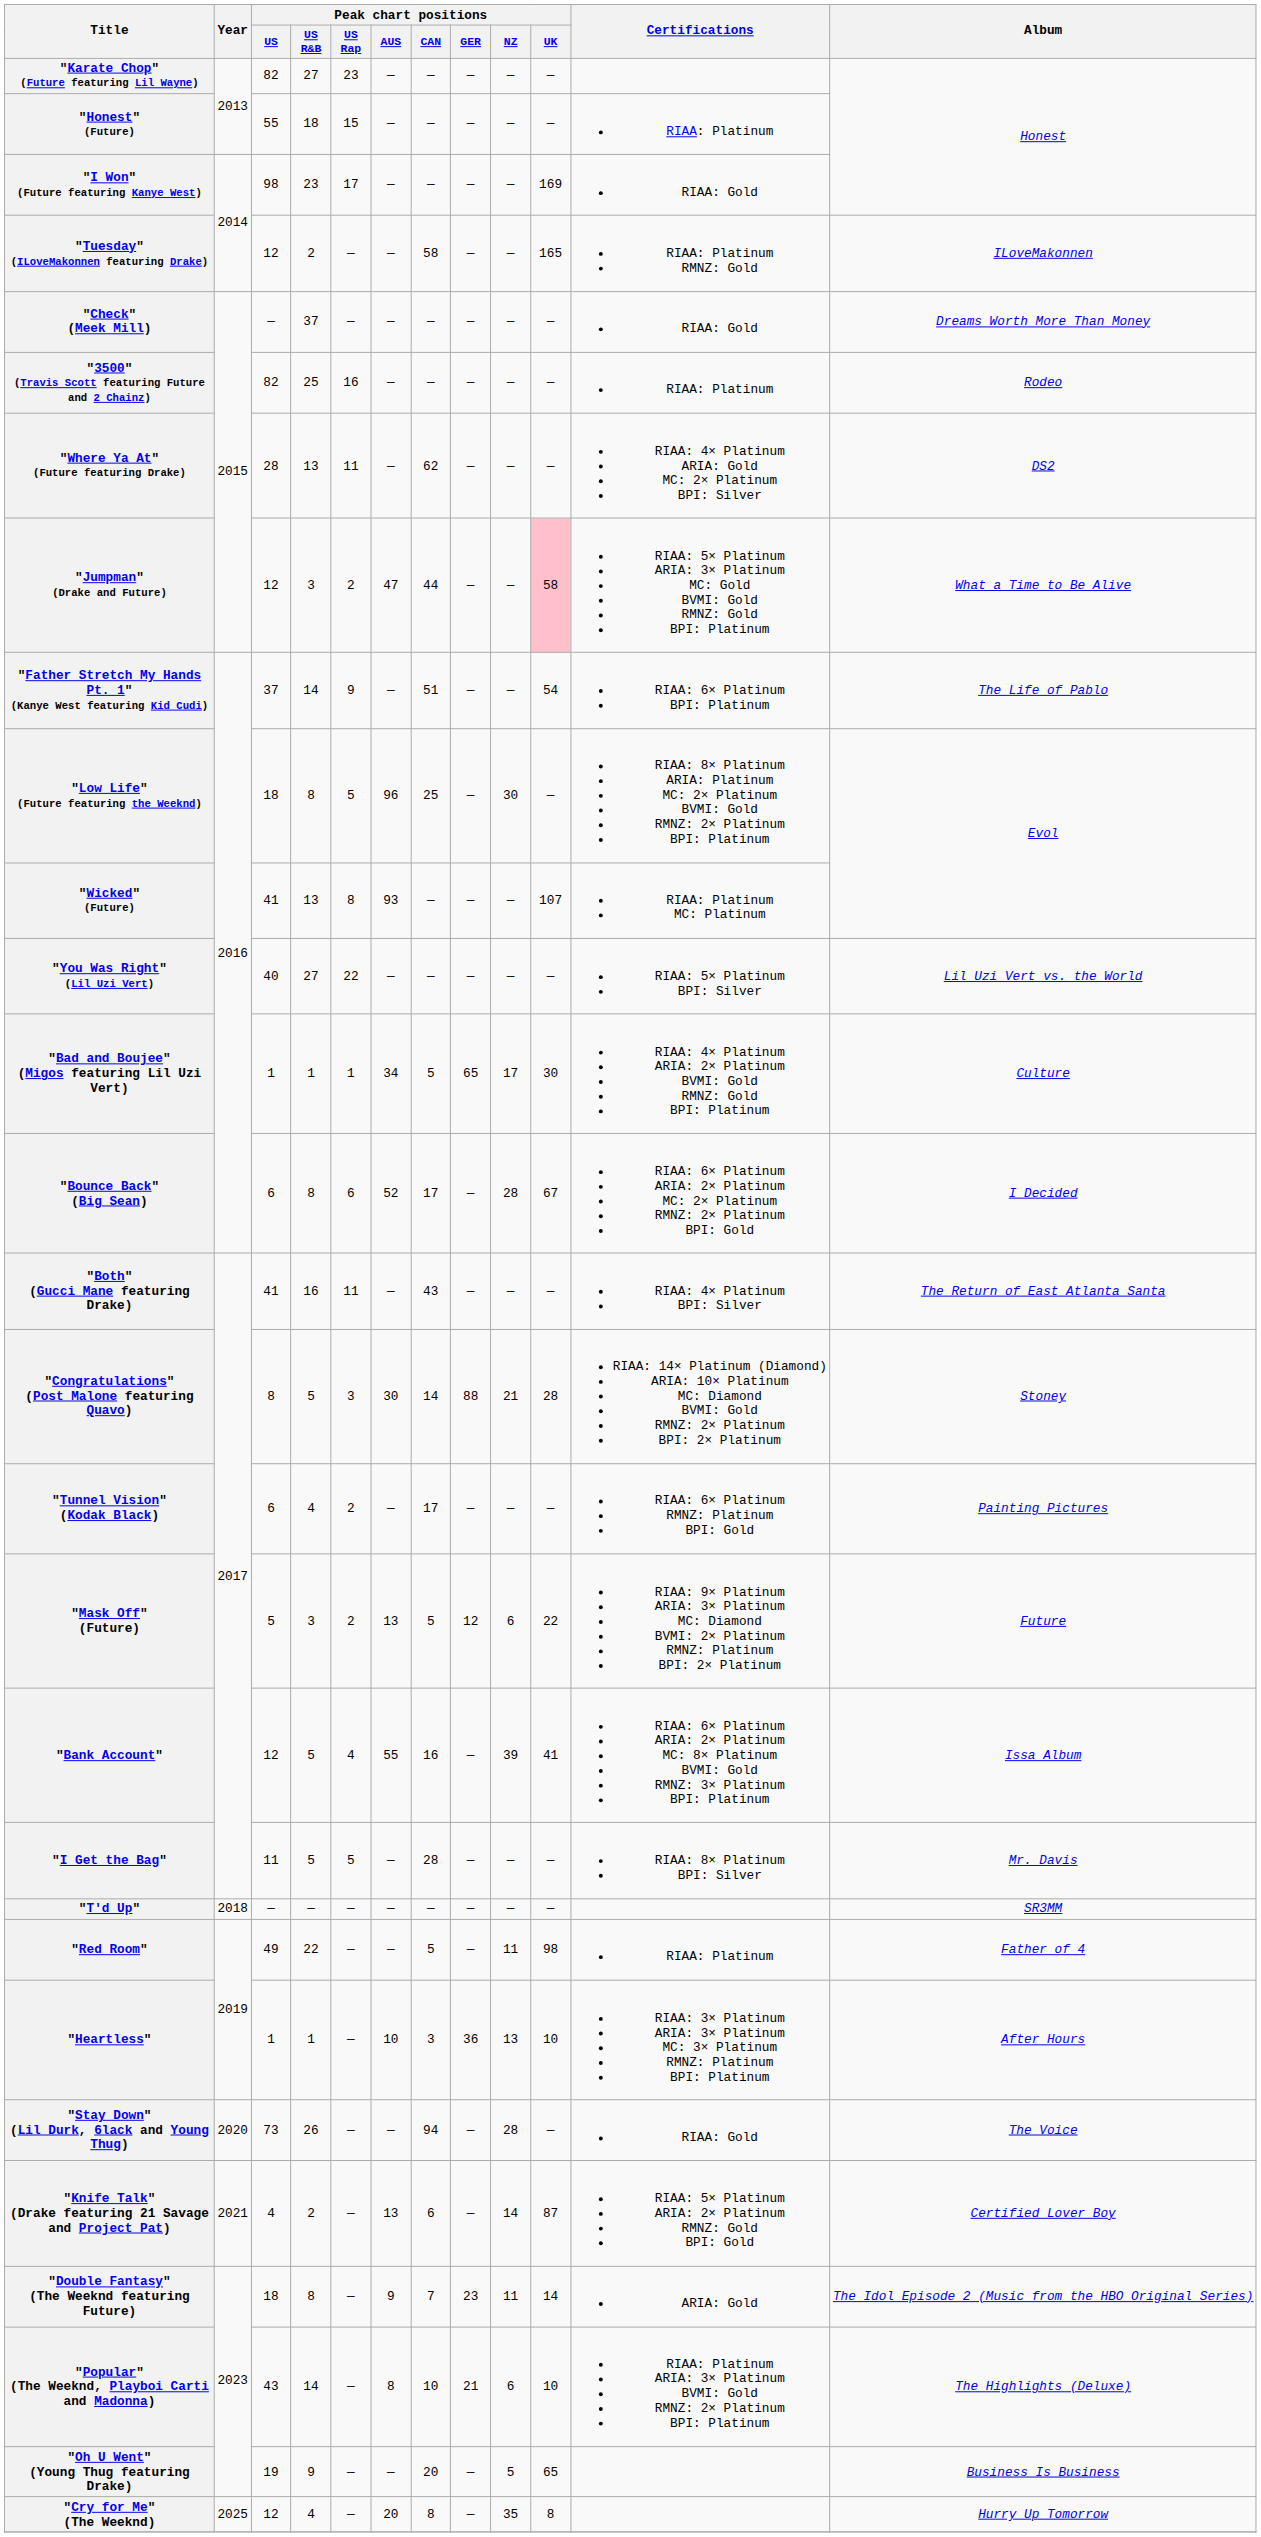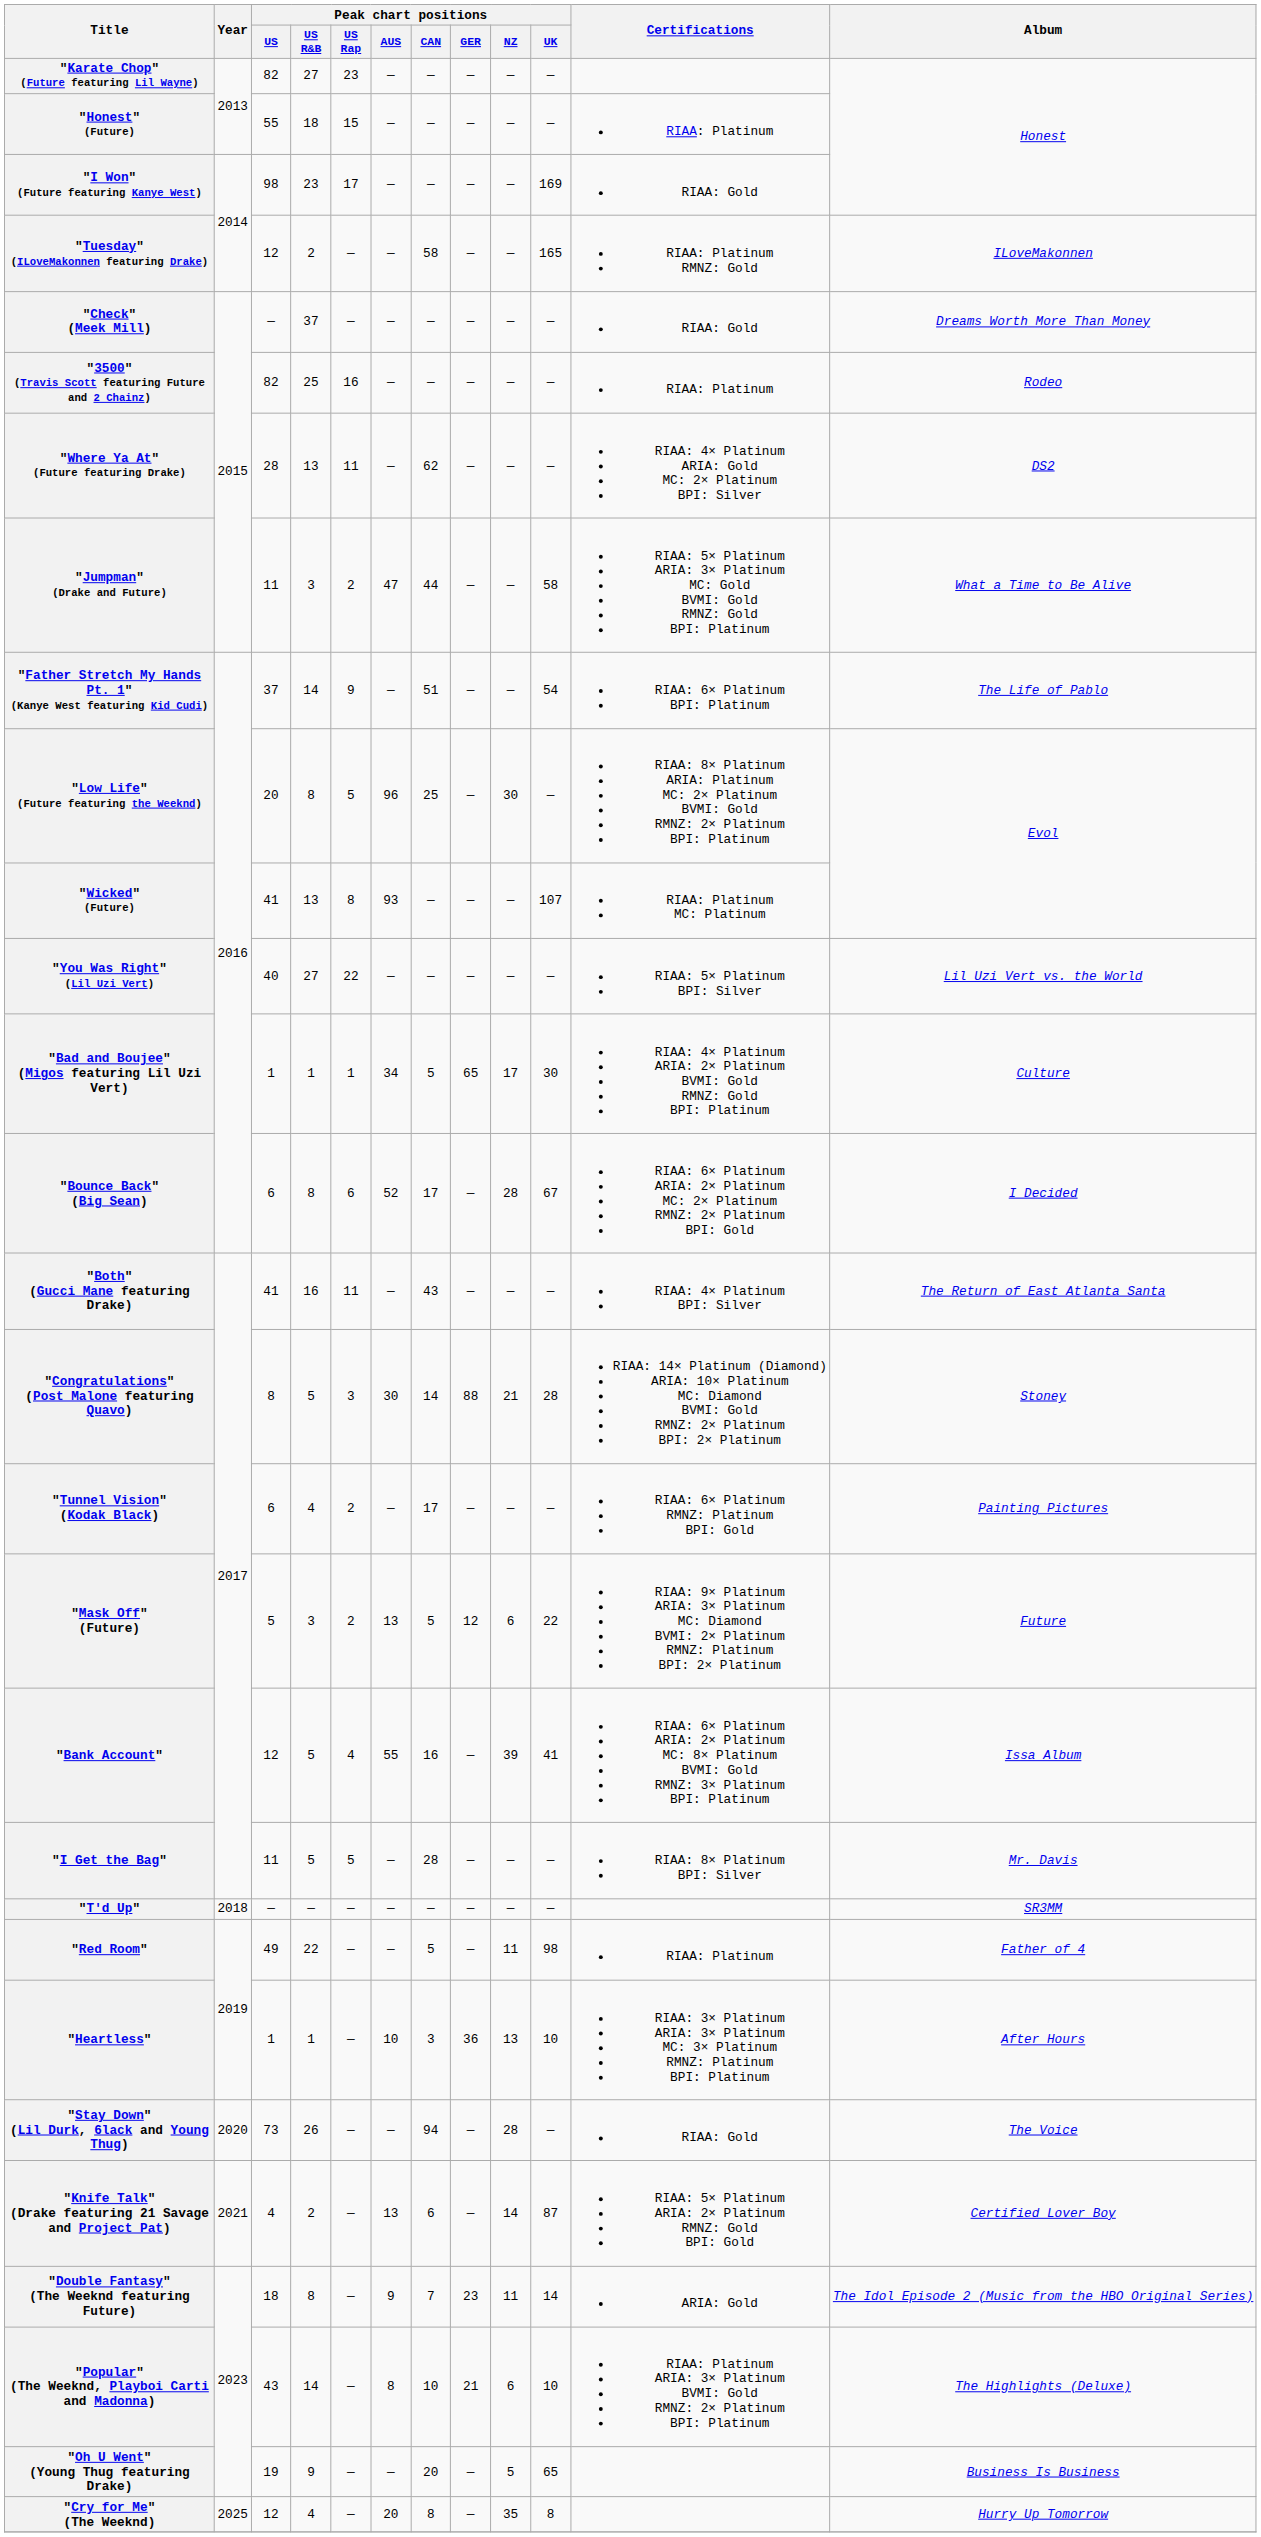(271, 585) 12 -> (271, 585) 11
(551, 585) pink background -> (551, 585) no background
(271, 795) 18 -> (271, 795) 20
